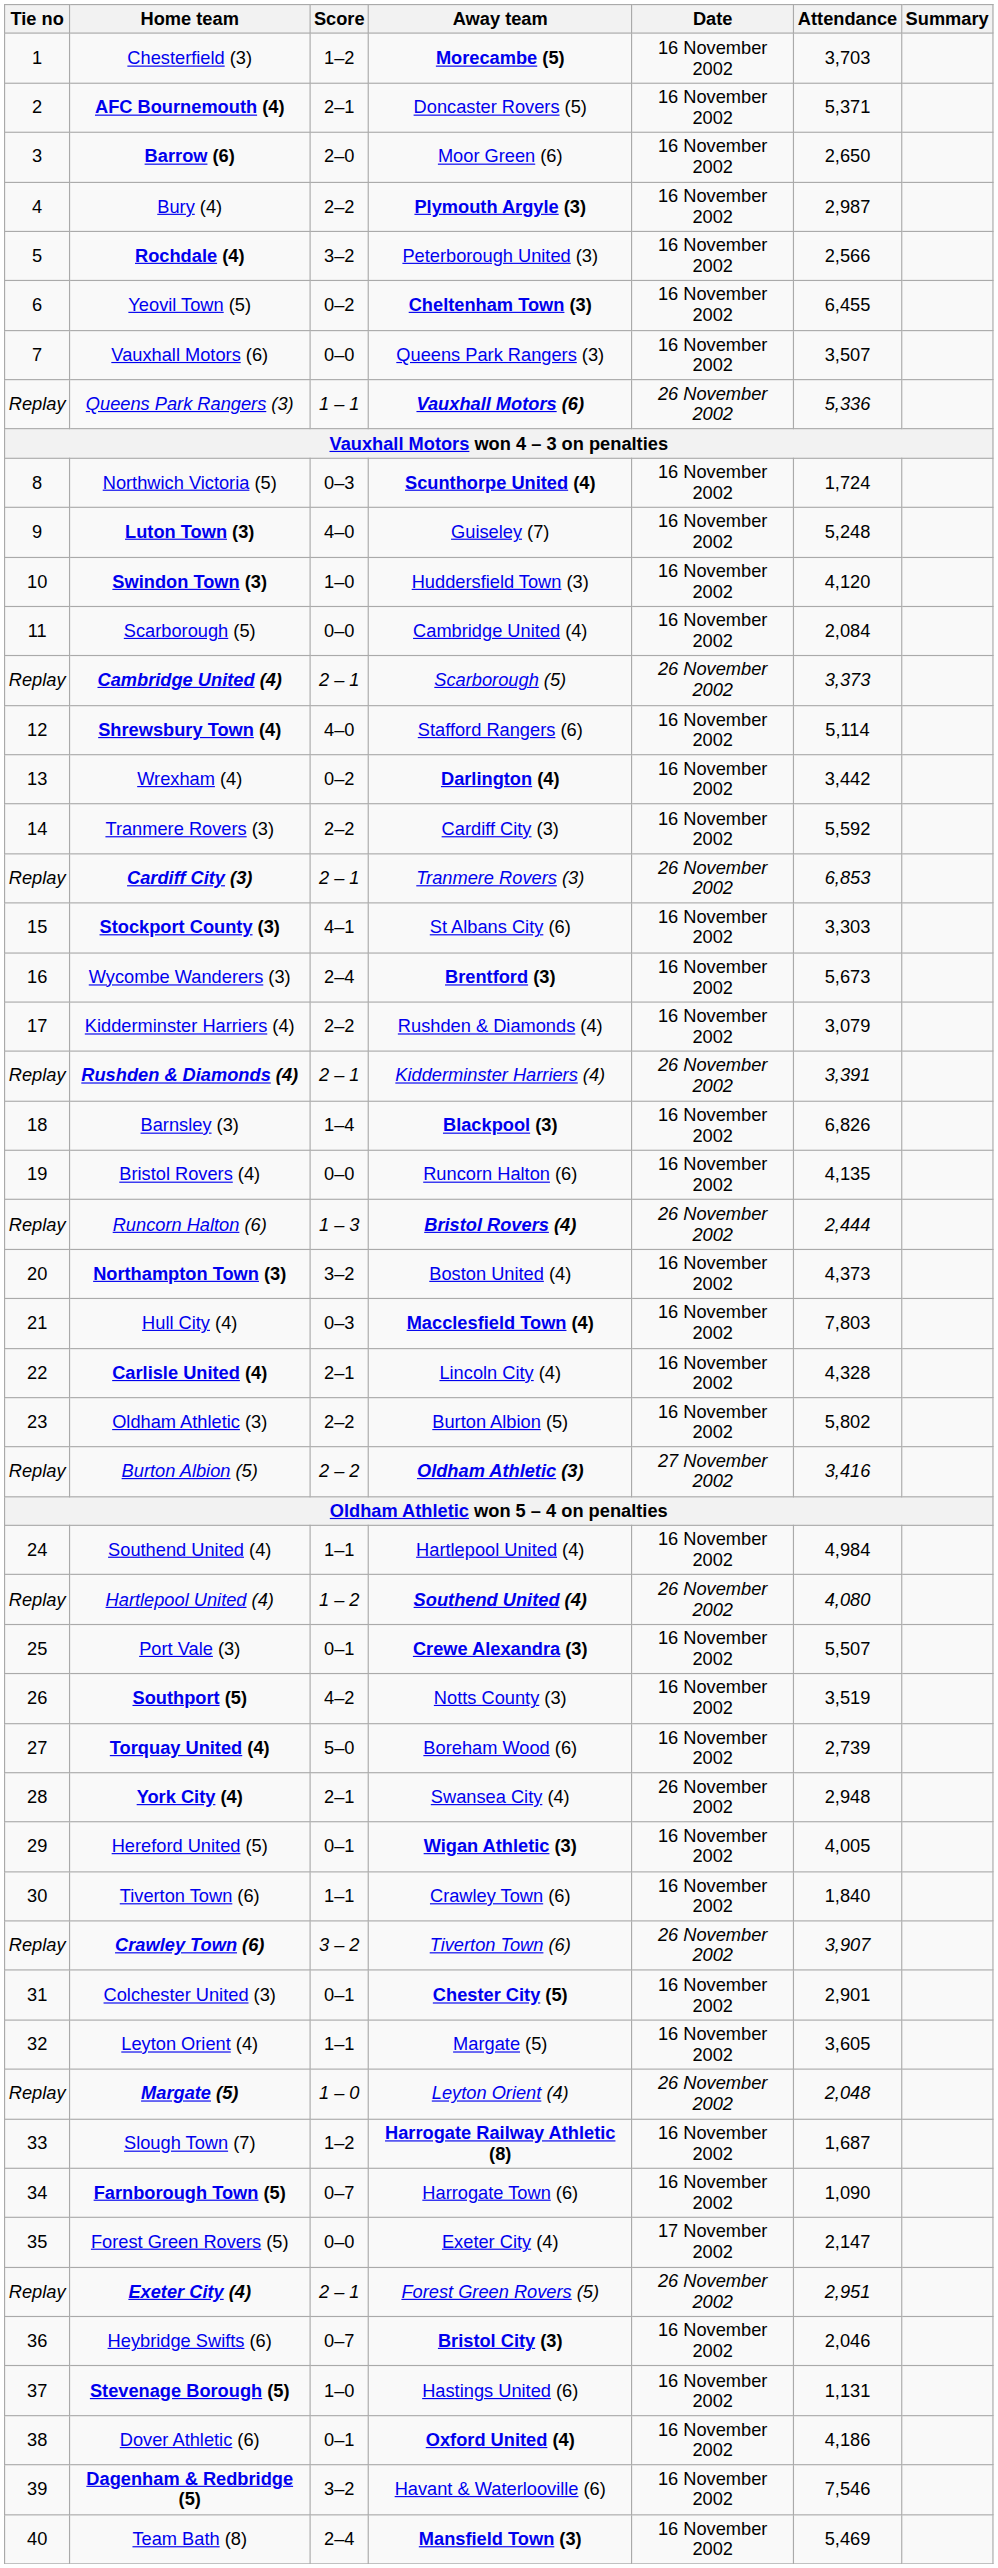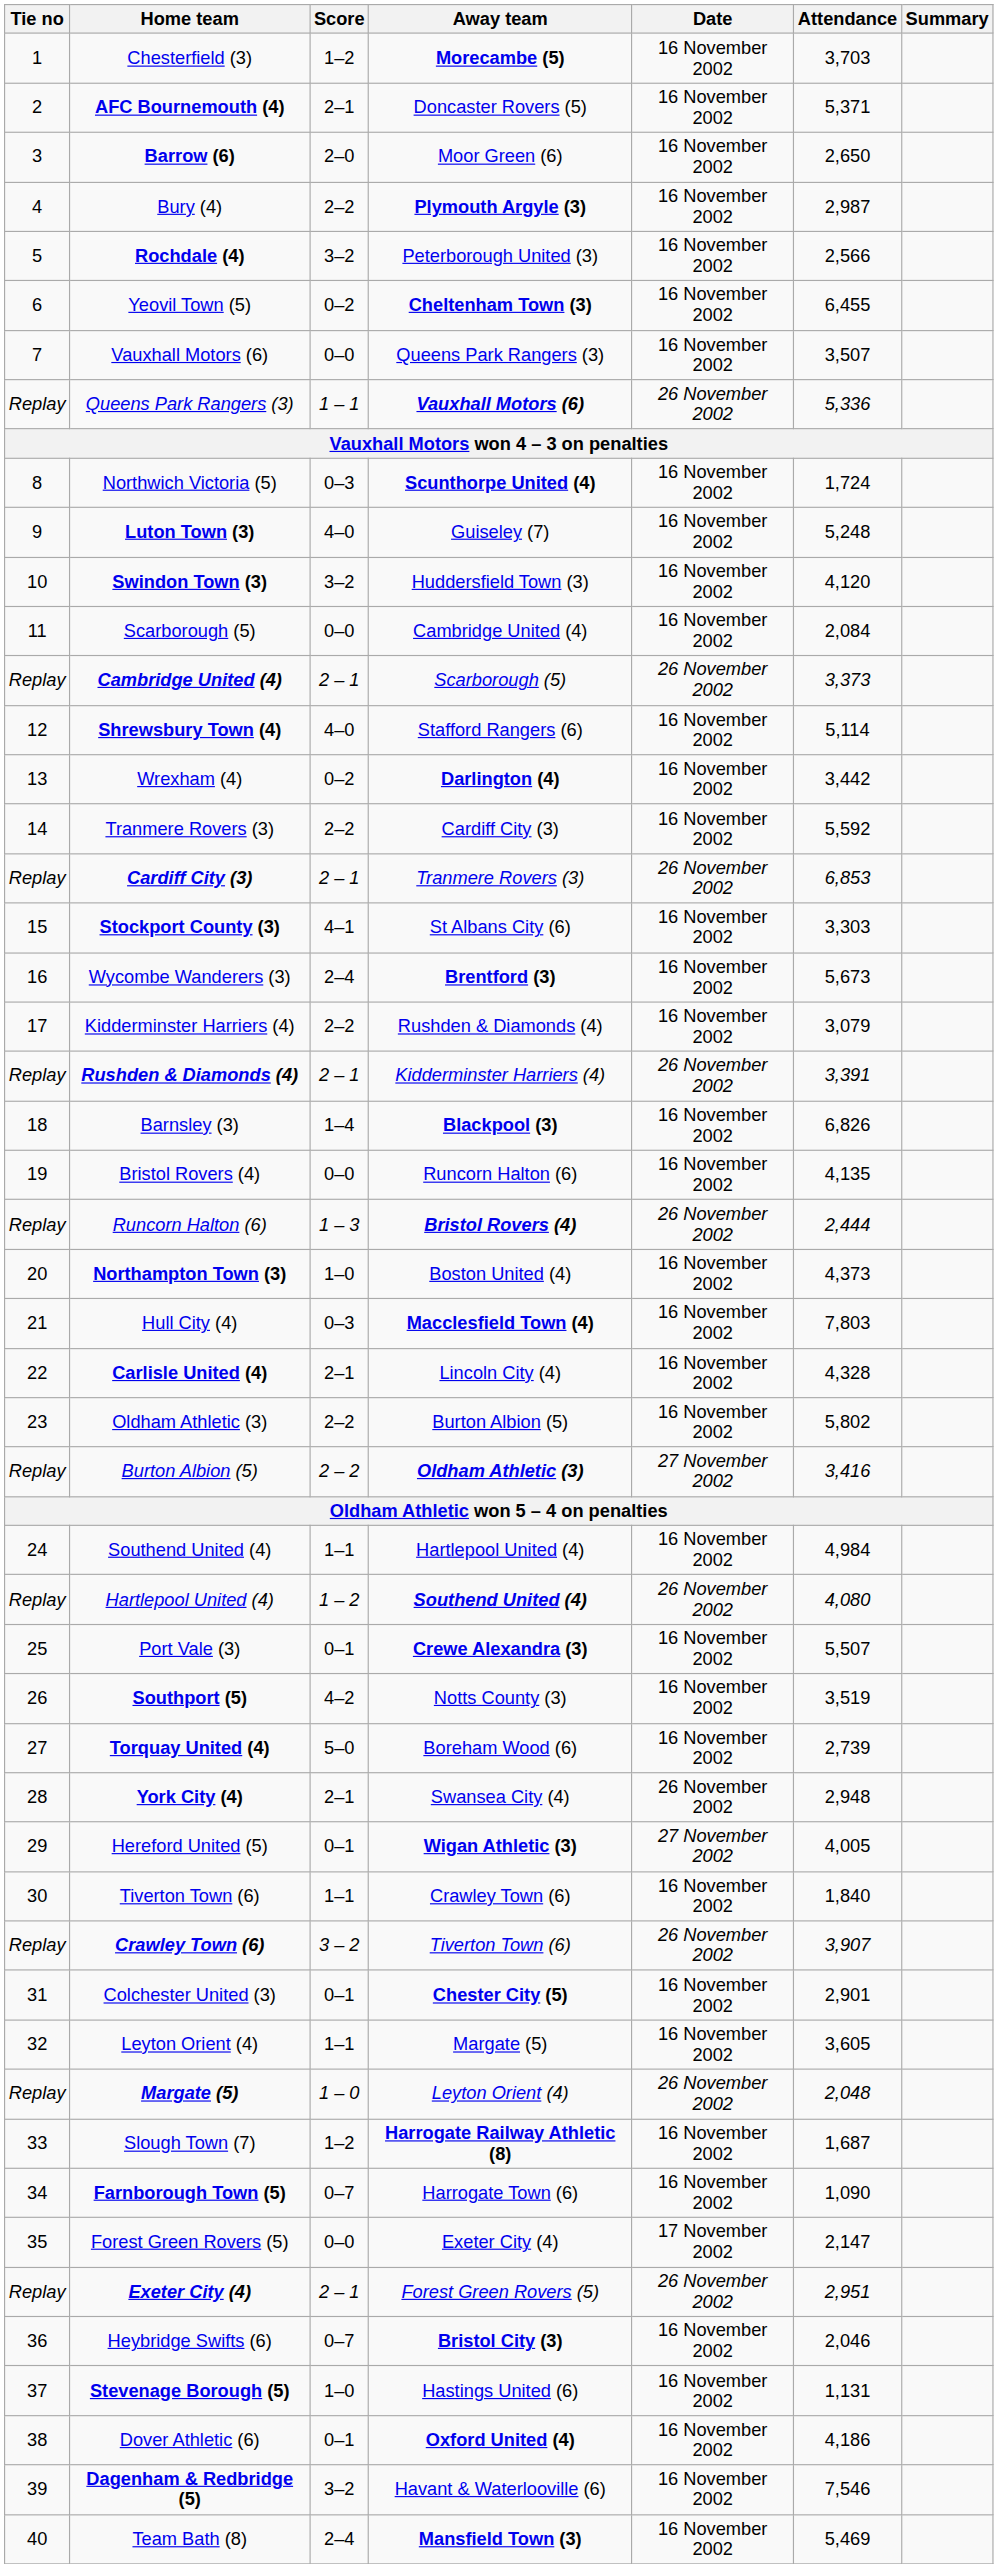(339, 581) 1–0 -> (339, 581) 3–2
(339, 1273) 3–2 -> (339, 1273) 1–0
(713, 1846) 16 November 2002 -> (713, 1846) 27 November 2002
